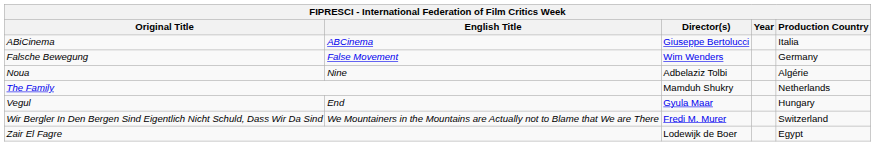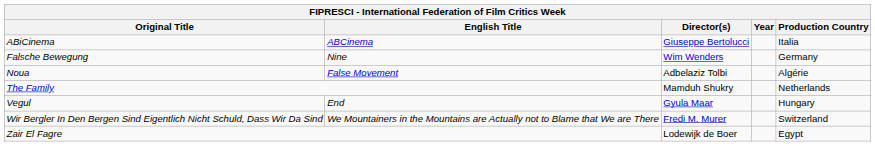(363, 57) False Movement -> (337, 57) Nine
(337, 73) Nine -> (363, 73) False Movement
